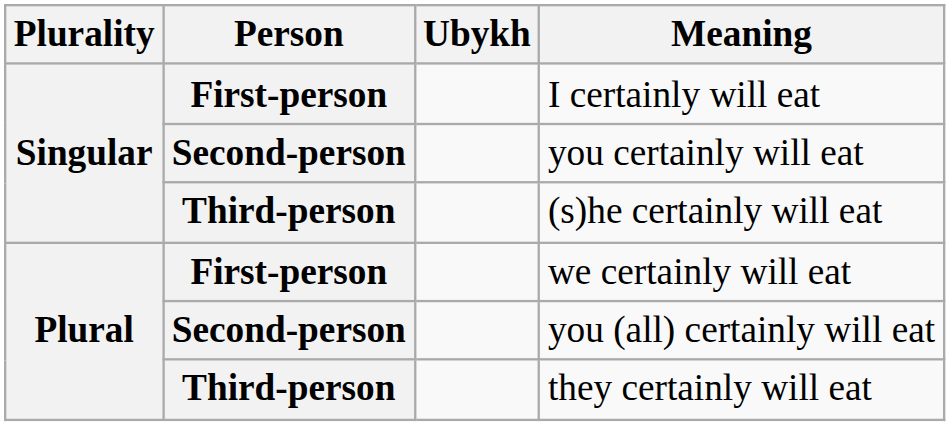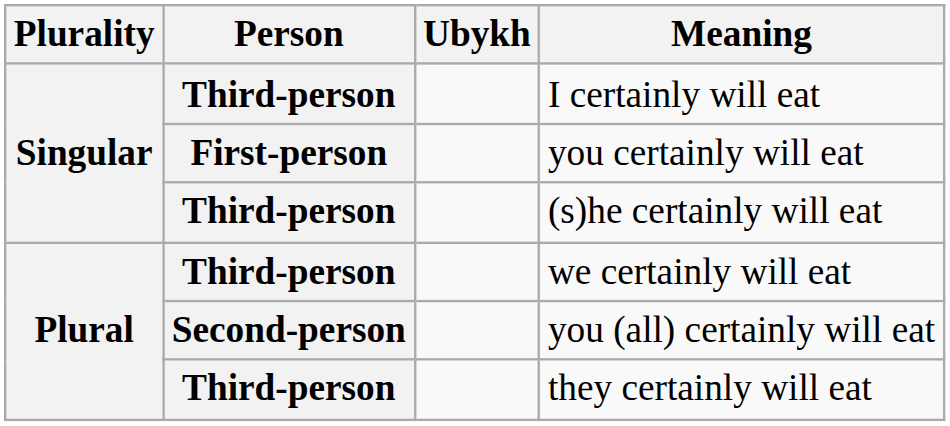(289, 93) First-person -> (289, 93) Third-person
(289, 152) Second-person -> (289, 152) First-person
(289, 270) First-person -> (289, 270) Third-person
